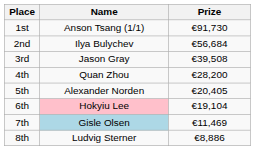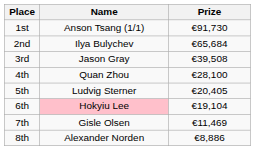(209, 43) €56,684 -> (209, 43) €65,684
(209, 75) €28,200 -> (209, 75) €28,100
(104, 91) Alexander Norden -> (104, 91) Ludvig Sterner
(104, 122) lightblue background -> (104, 122) no background
(104, 138) Ludvig Sterner -> (104, 138) Alexander Norden
